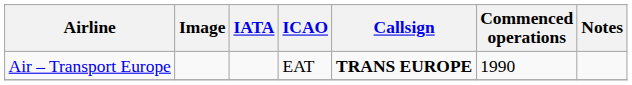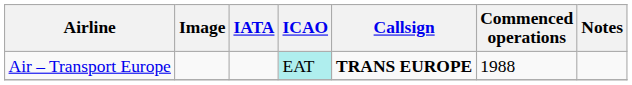(298, 65) no background -> (298, 65) paleturquoise background
(498, 65) 1990 -> (498, 65) 1988
